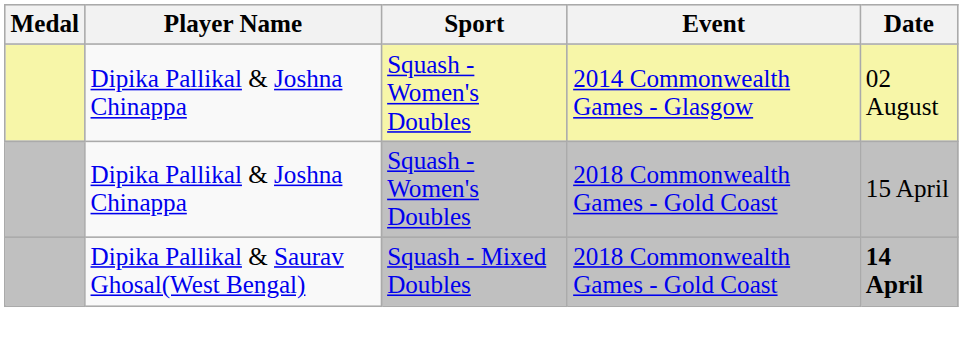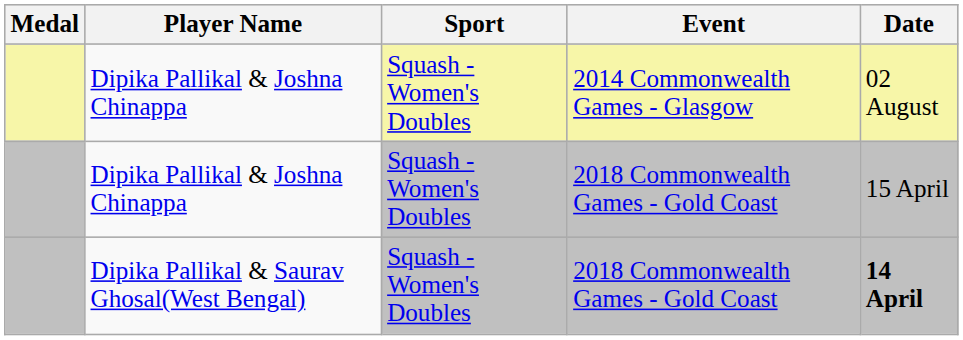(467, 271) Squash - Mixed Doubles -> (433, 285) Squash - Women's Doubles
